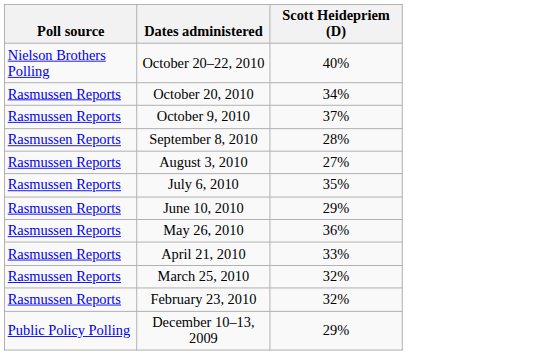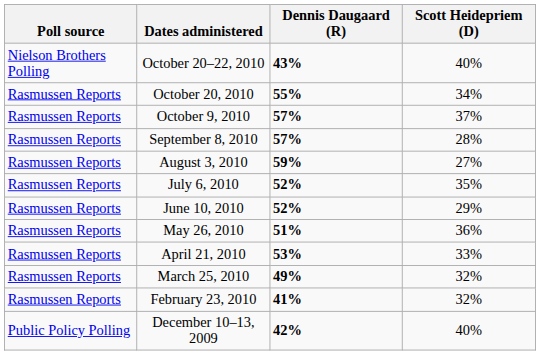+ column: (336, 24)
(336, 330) 29% -> (469, 330) 40%
